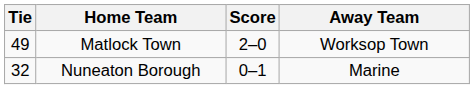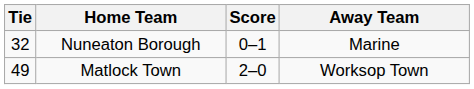rows swapped: (131, 70) <-> (131, 44)
